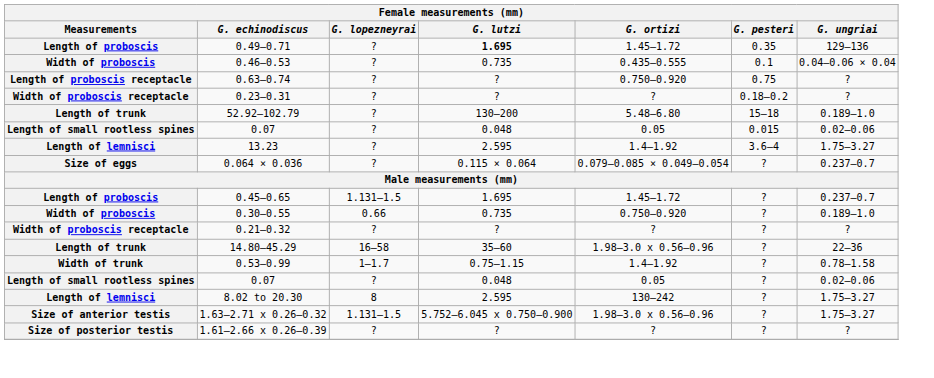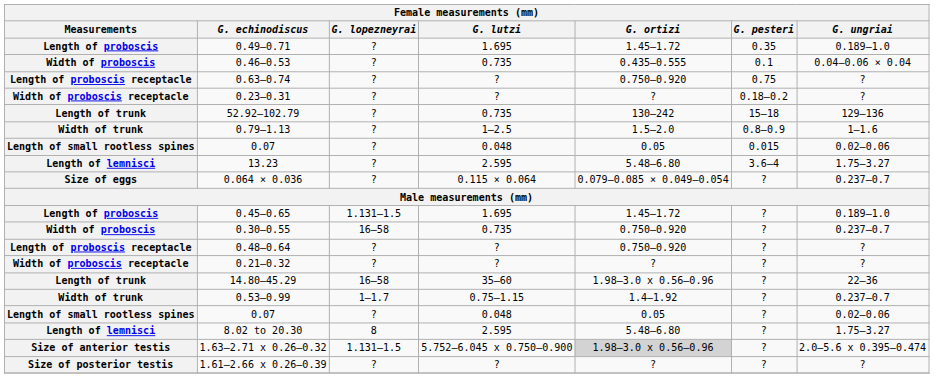(497, 46) bold -> (497, 46) normal
(847, 46) 129–136 -> (863, 46) 0.189–1.0
(497, 113) 130–200 -> (497, 113) 0.735
(653, 113) 5.48–6.80 -> (653, 113) 130–242
(847, 113) 0.189–1.0 -> (863, 113) 129–136
+ row: (101, 130)
(653, 147) 1.4–1.92 -> (653, 164) 5.48–6.80
(847, 197) 0.237–0.7 -> (863, 214) 0.189–1.0
(374, 214) 0.66 -> (374, 231) 16–58
(847, 214) 0.189–1.0 -> (863, 231) 0.237–0.7
+ row: (101, 247)
(847, 264) 0.78–1.58 -> (863, 298) 0.237–0.7
(653, 298) 130–242 -> (653, 331) 5.48–6.80
(653, 314) no background -> (653, 348) lightgrey background
(847, 314) 1.75–3.27 -> (863, 348) 2.0–5.6 x 0.395–0.474
